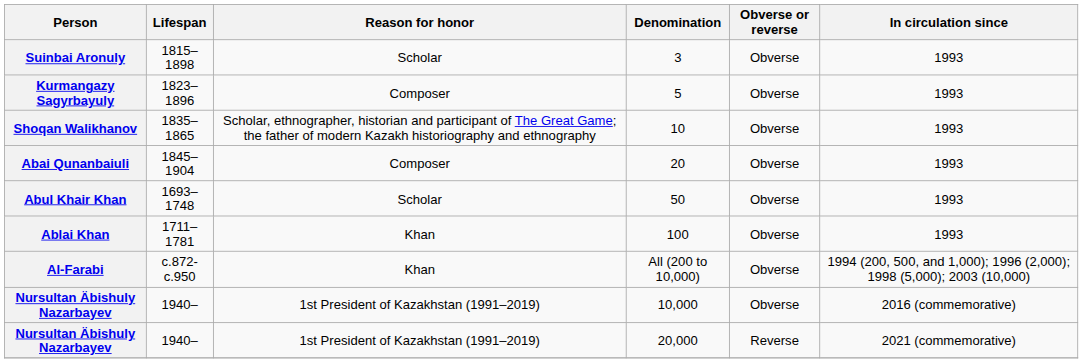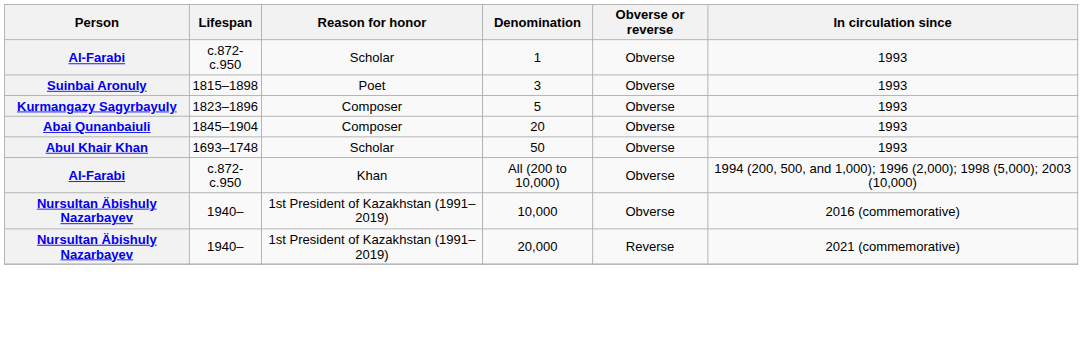+ row: (537, 58)
(420, 58) Scholar -> (372, 86) Poet
- row: (678, 128)
- row: (678, 234)
